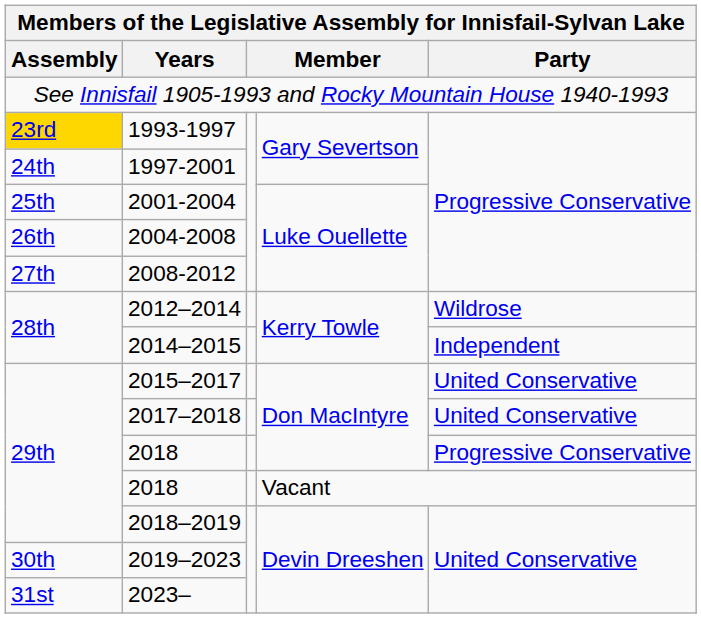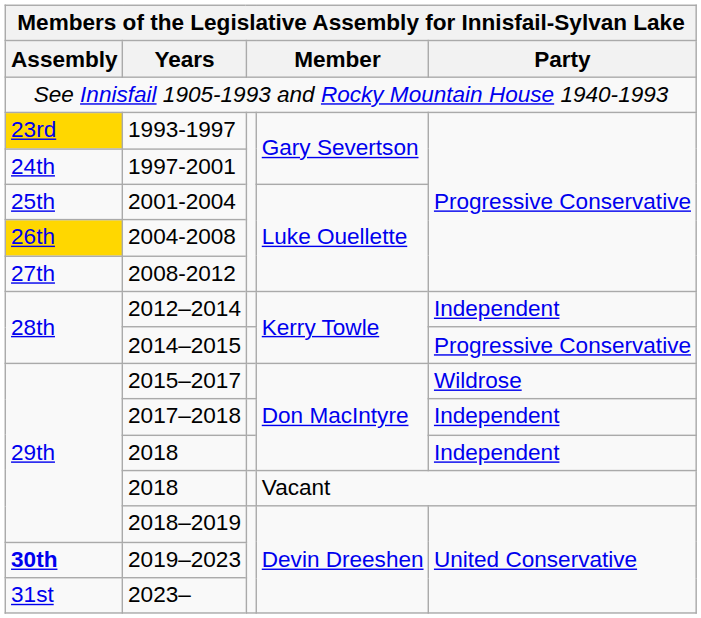(33, 237) no background -> (33, 237) gold background
(478, 309) Wildrose -> (497, 309) Independent
(497, 344) Independent -> (562, 344) Progressive Conservative
(536, 380) United Conservative -> (478, 380) Wildrose
(536, 416) United Conservative -> (497, 416) Independent
(562, 452) Progressive Conservative -> (497, 452) Independent
(33, 559) normal -> (34, 559) bold
